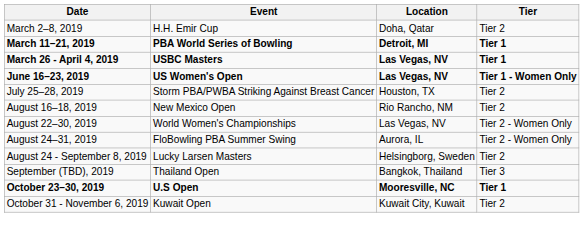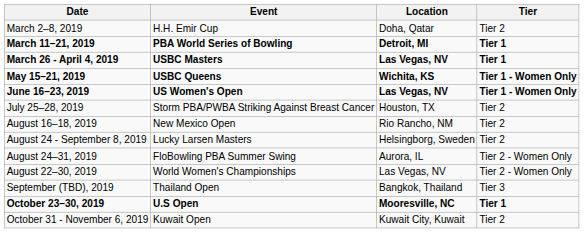+ row: (46, 76)
rows swapped: (52, 124) <-> (77, 156)
